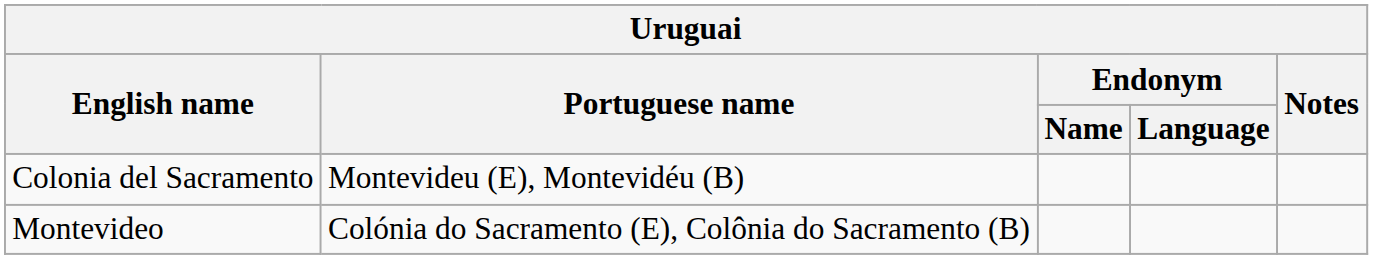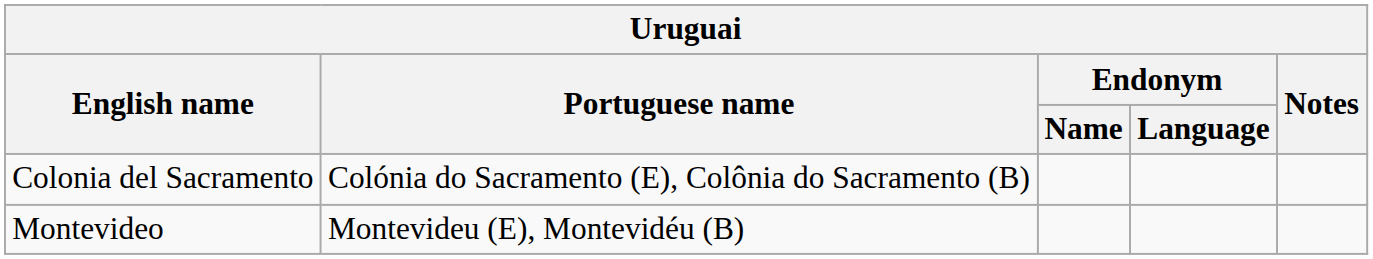(536, 178) Montevideu (E), Montevidéu (B) -> (679, 178) Colónia do Sacramento (E), Colônia do Sacramento (B)
(679, 228) Colónia do Sacramento (E), Colônia do Sacramento (B) -> (536, 228) Montevideu (E), Montevidéu (B)
